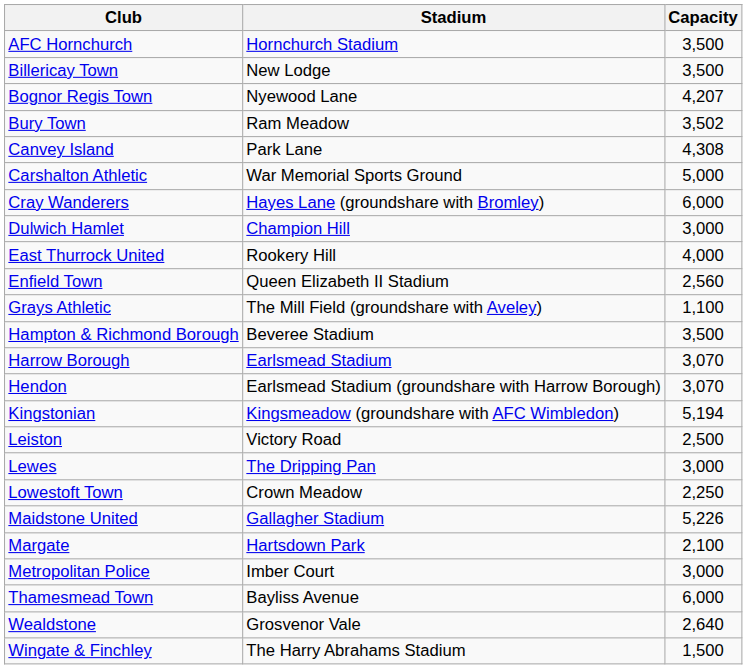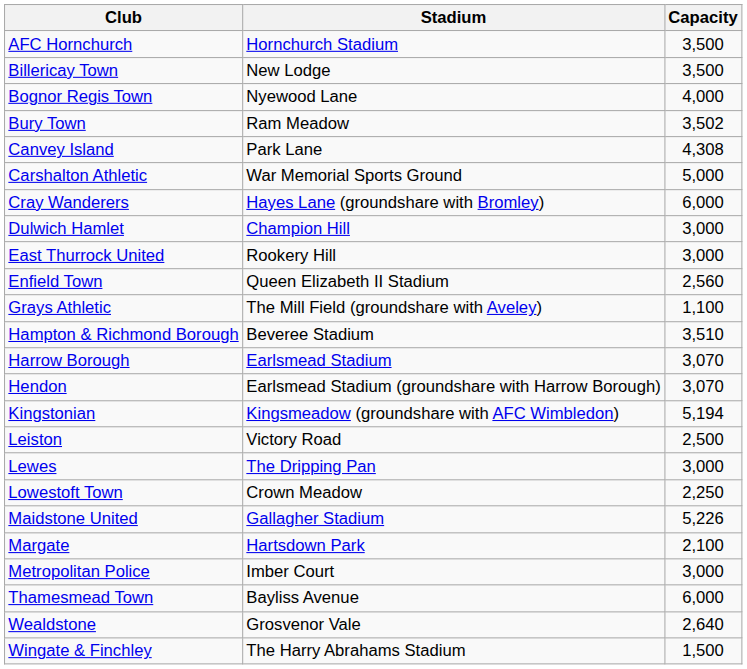(703, 96) 4,207 -> (703, 96) 4,000
(703, 255) 4,000 -> (703, 255) 3,000
(703, 334) 3,500 -> (703, 334) 3,510
